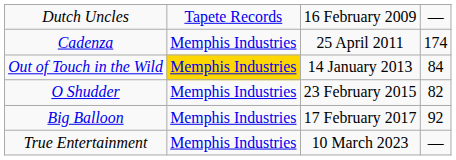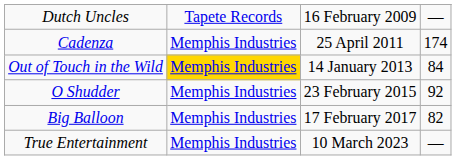(436, 92) 82 -> (436, 92) 92
(436, 117) 92 -> (436, 117) 82
